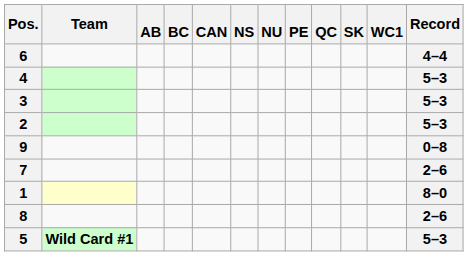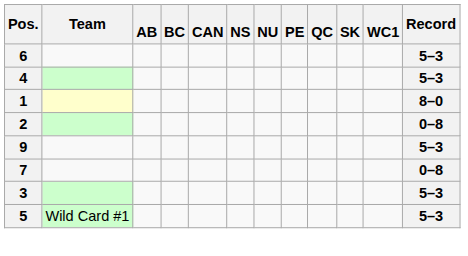(435, 56) 4–4 -> (431, 56) 5–3
rows swapped: (23, 193) <-> (23, 101)
(435, 124) 5–3 -> (431, 124) 0–8
(435, 147) 0–8 -> (431, 147) 5–3
(435, 170) 2–6 -> (431, 170) 0–8
- row: (23, 216)
(89, 239) bold -> (87, 216) normal
